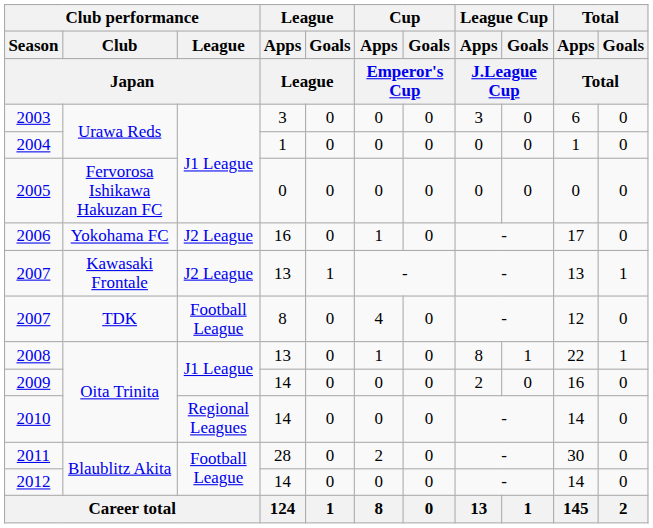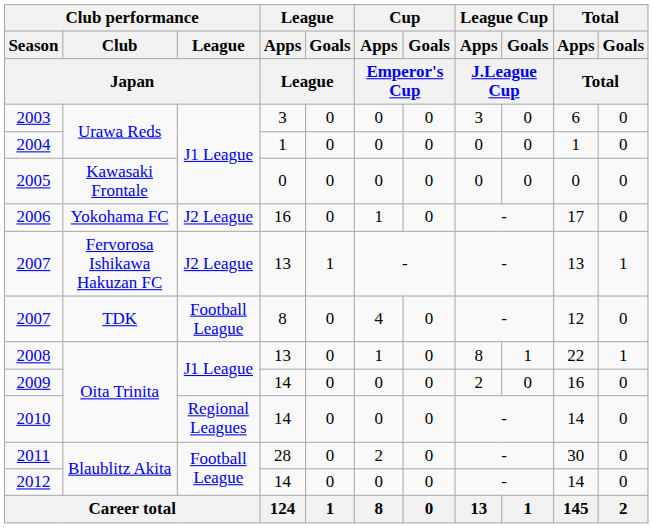(120, 190) Fervorosa Ishikawa Hakuzan FC -> (120, 181) Kawasaki Frontale
(120, 273) Kawasaki Frontale -> (120, 263) Fervorosa Ishikawa Hakuzan FC
